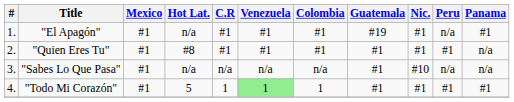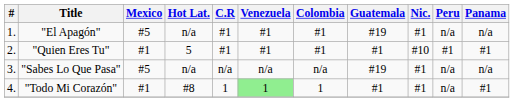(144, 32) #1 -> (144, 32) #5
(486, 32) #1 -> (486, 32) n/a
(189, 50) #8 -> (189, 50) 5
(420, 50) #1 -> (420, 50) #10
(486, 50) n/a -> (486, 50) #1
(144, 69) #1 -> (144, 69) #5
(378, 69) #1 -> (378, 69) #19
(420, 69) #10 -> (420, 69) #1
(189, 87) 5 -> (189, 87) #8
(448, 87) #1 -> (448, 87) n/a
